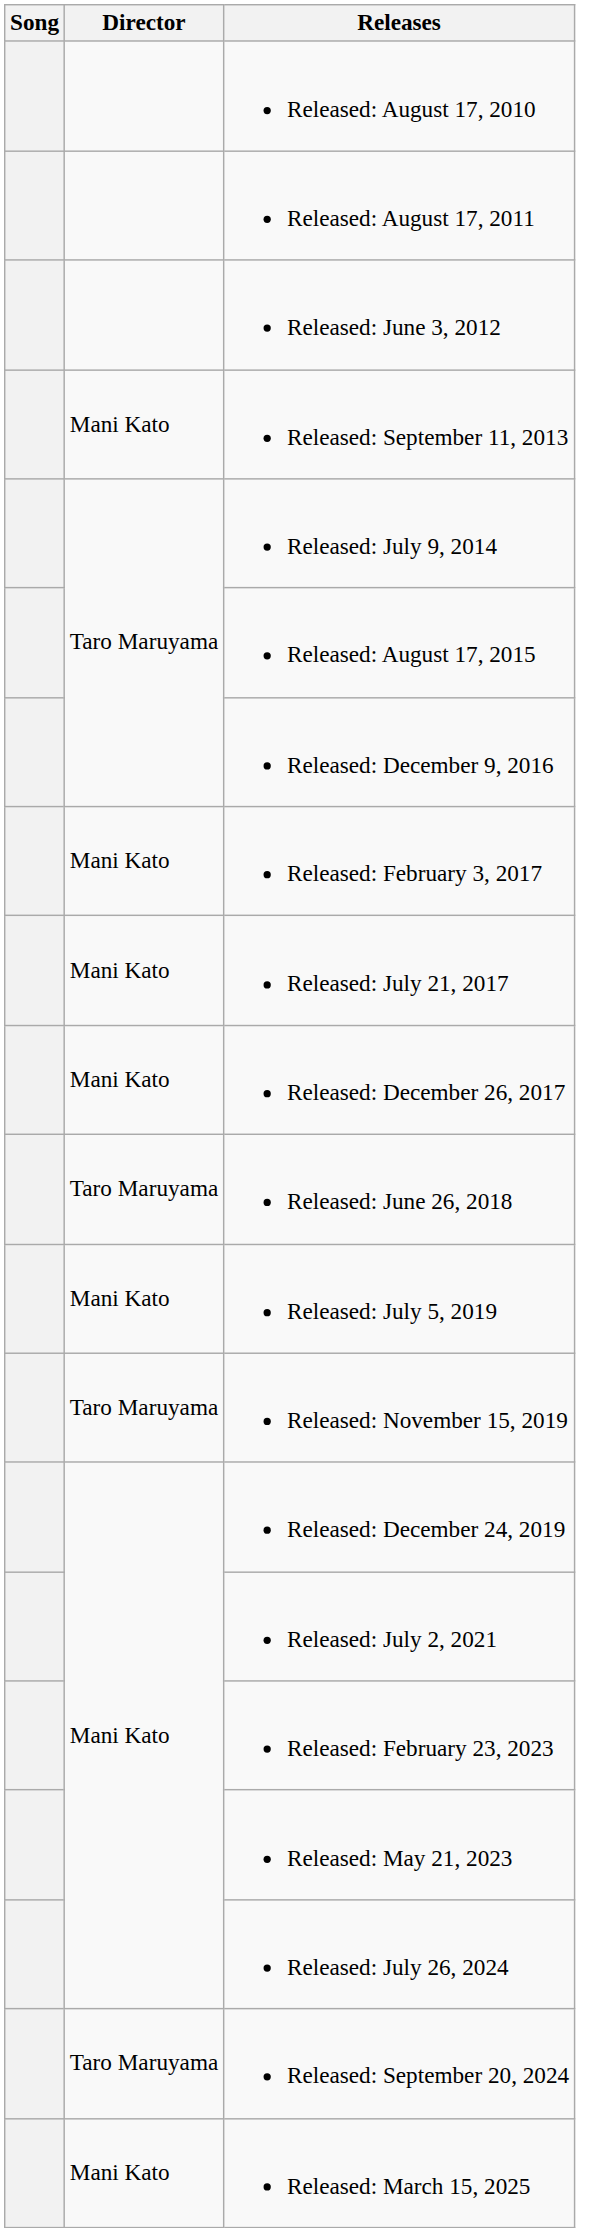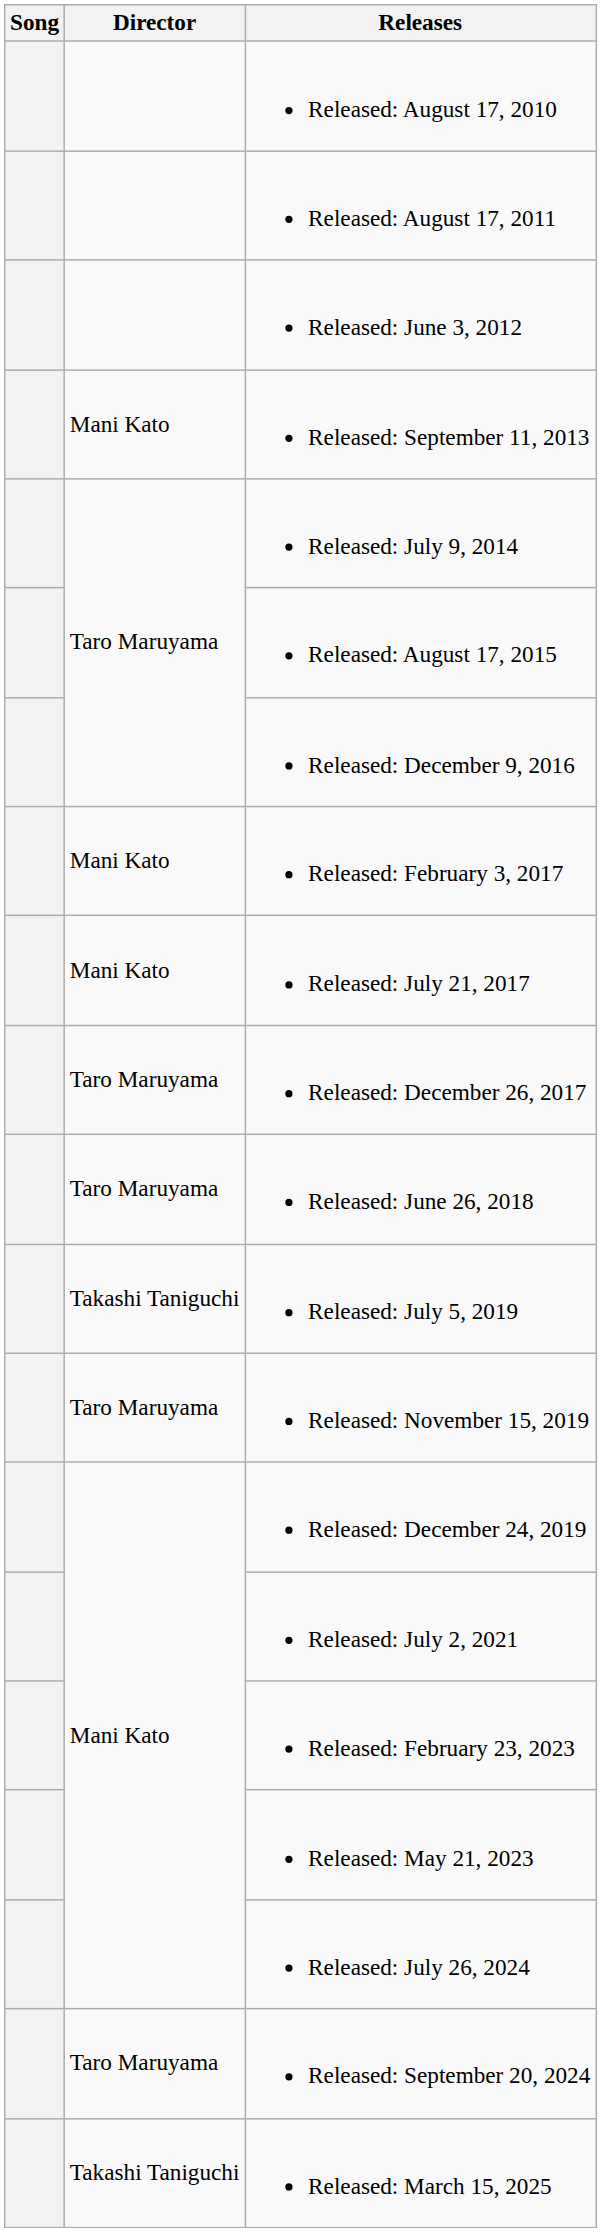(120, 1079) Mani Kato -> (144, 1079) Taro Maruyama
(120, 1298) Mani Kato -> (155, 1298) Takashi Taniguchi
(120, 2172) Mani Kato -> (155, 2172) Takashi Taniguchi
